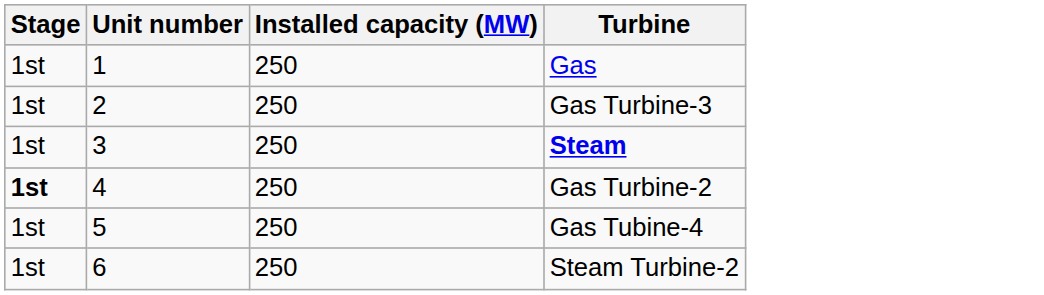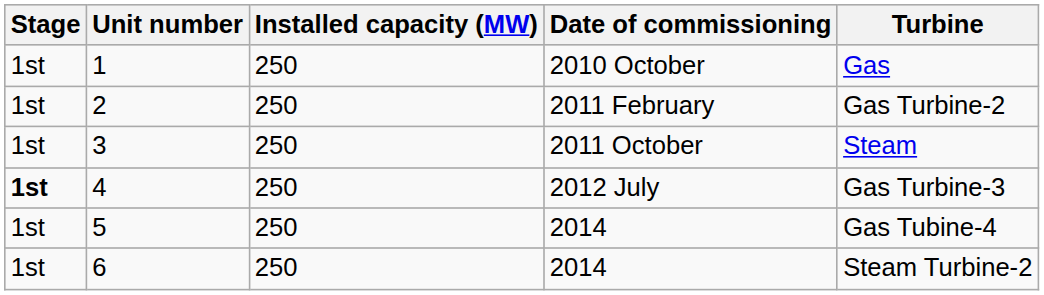+ column: (690, 24)
(631, 106) Gas Turbine-3 -> (924, 106) Gas Turbine-2
(588, 146) bold -> (880, 146) normal
(631, 187) Gas Turbine-2 -> (924, 187) Gas Turbine-3
